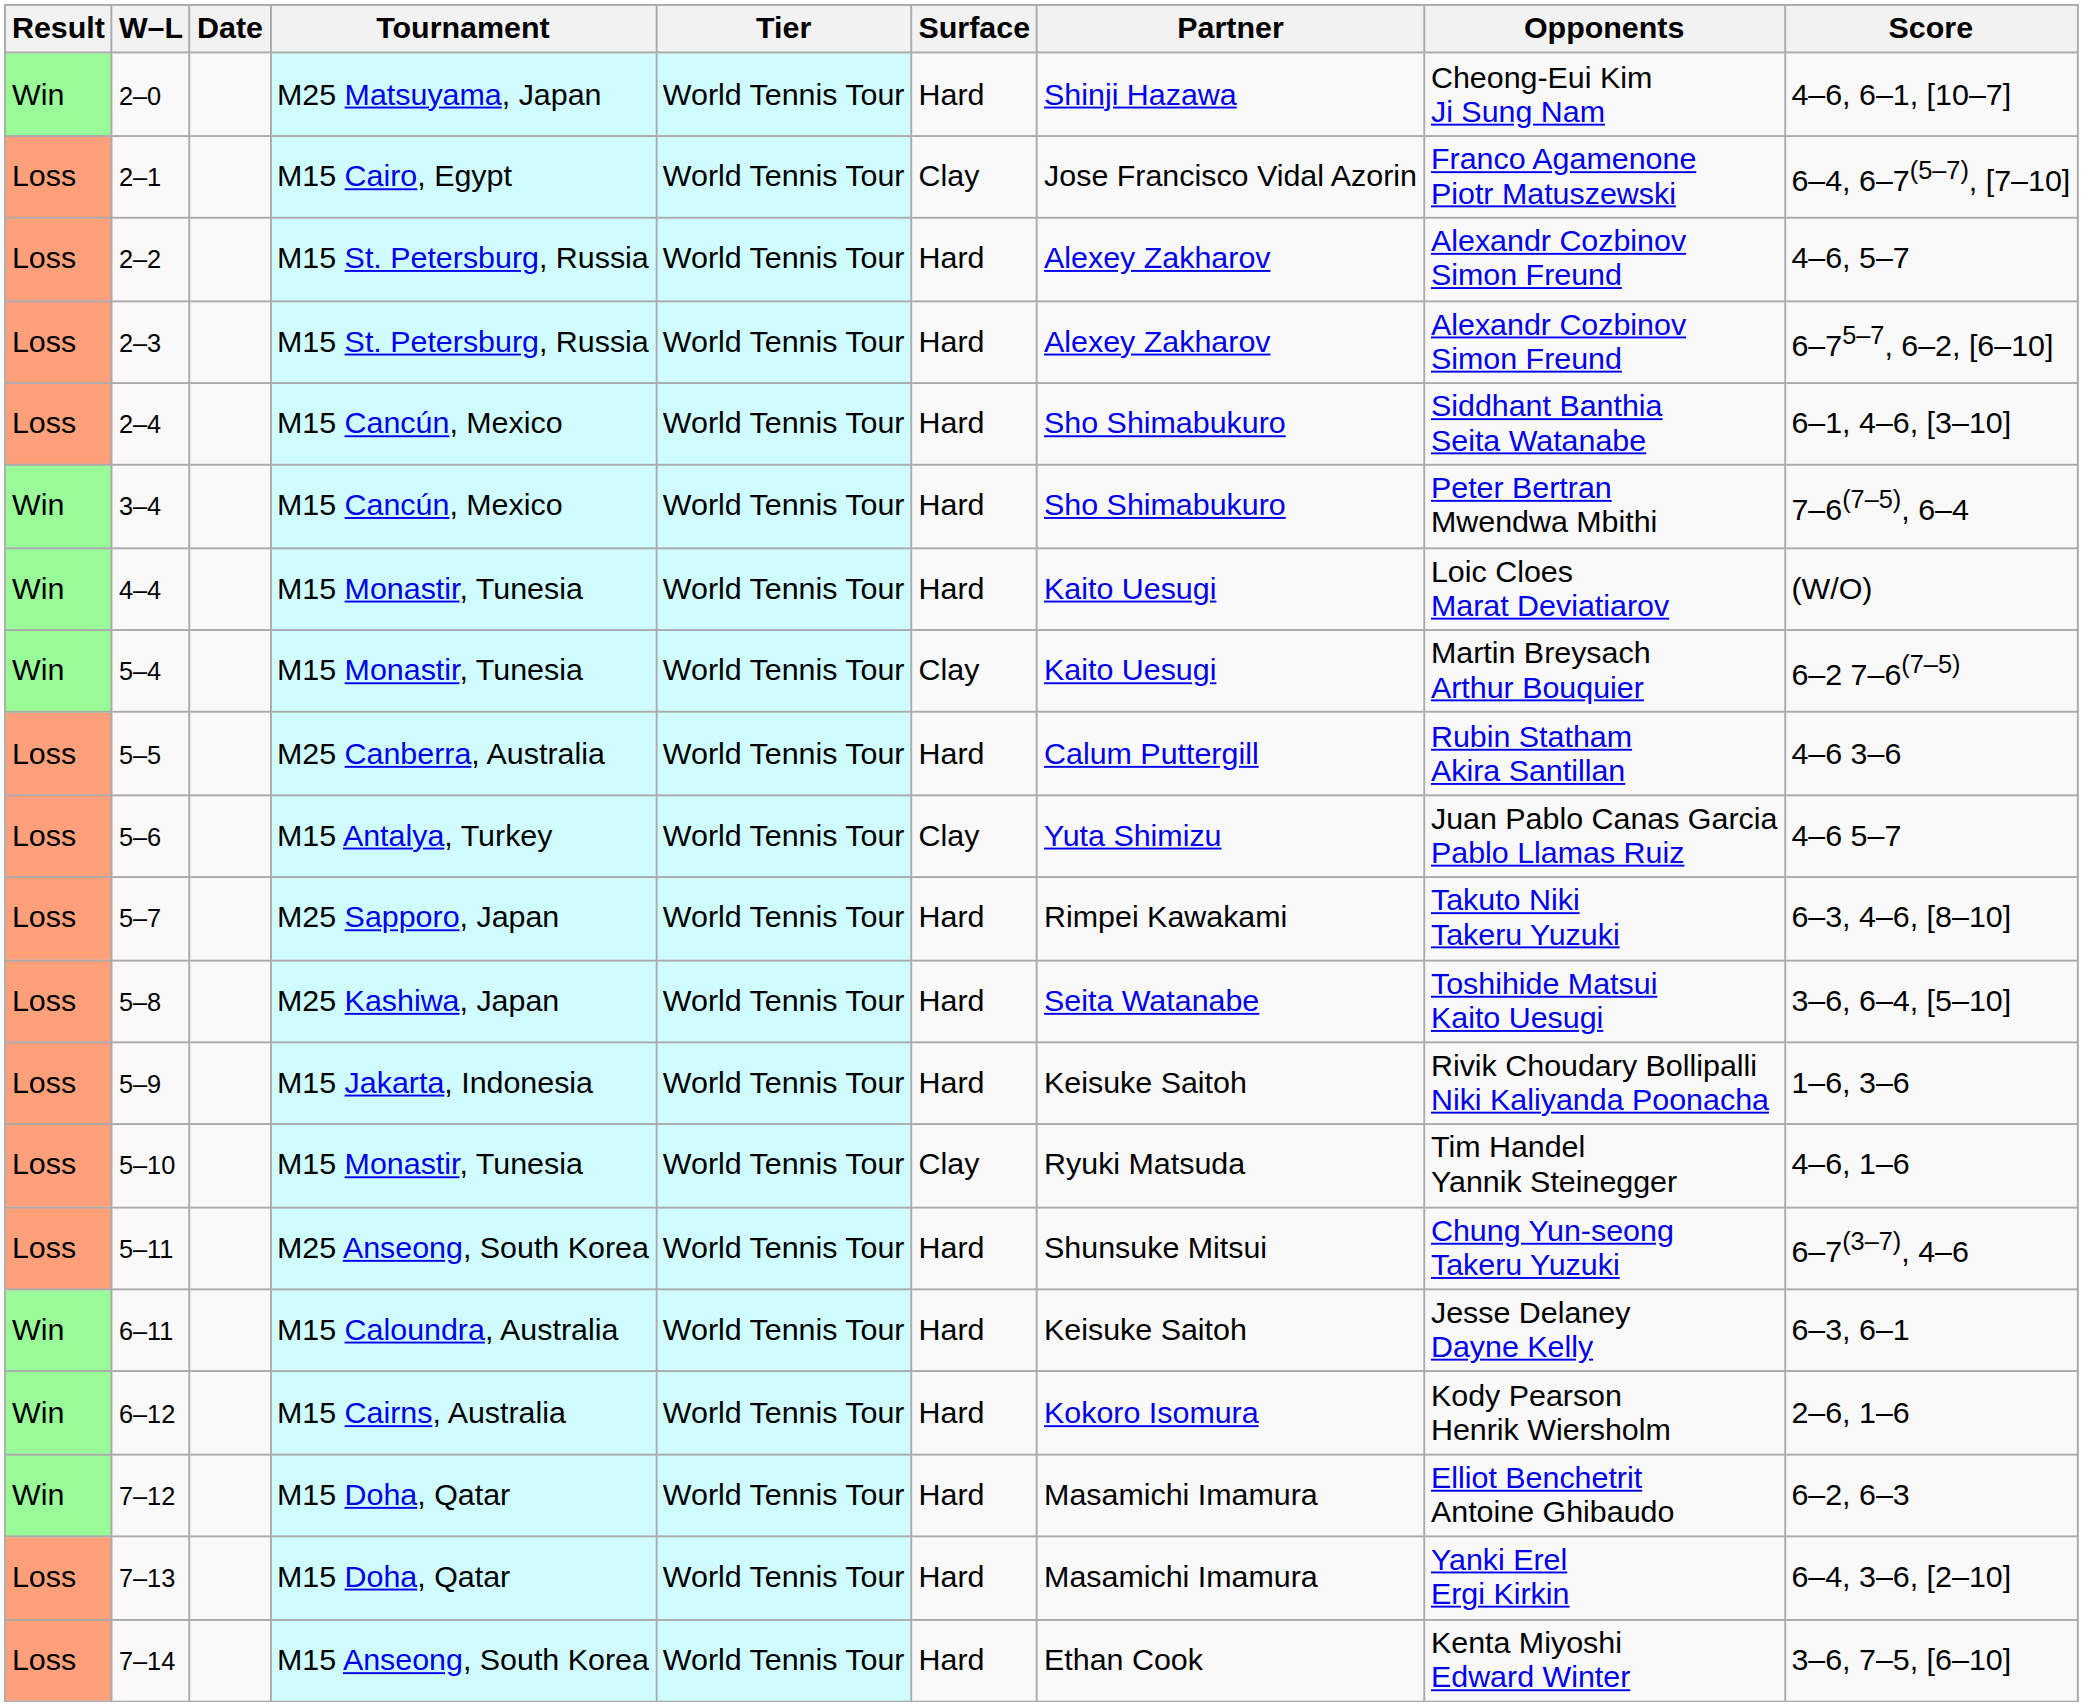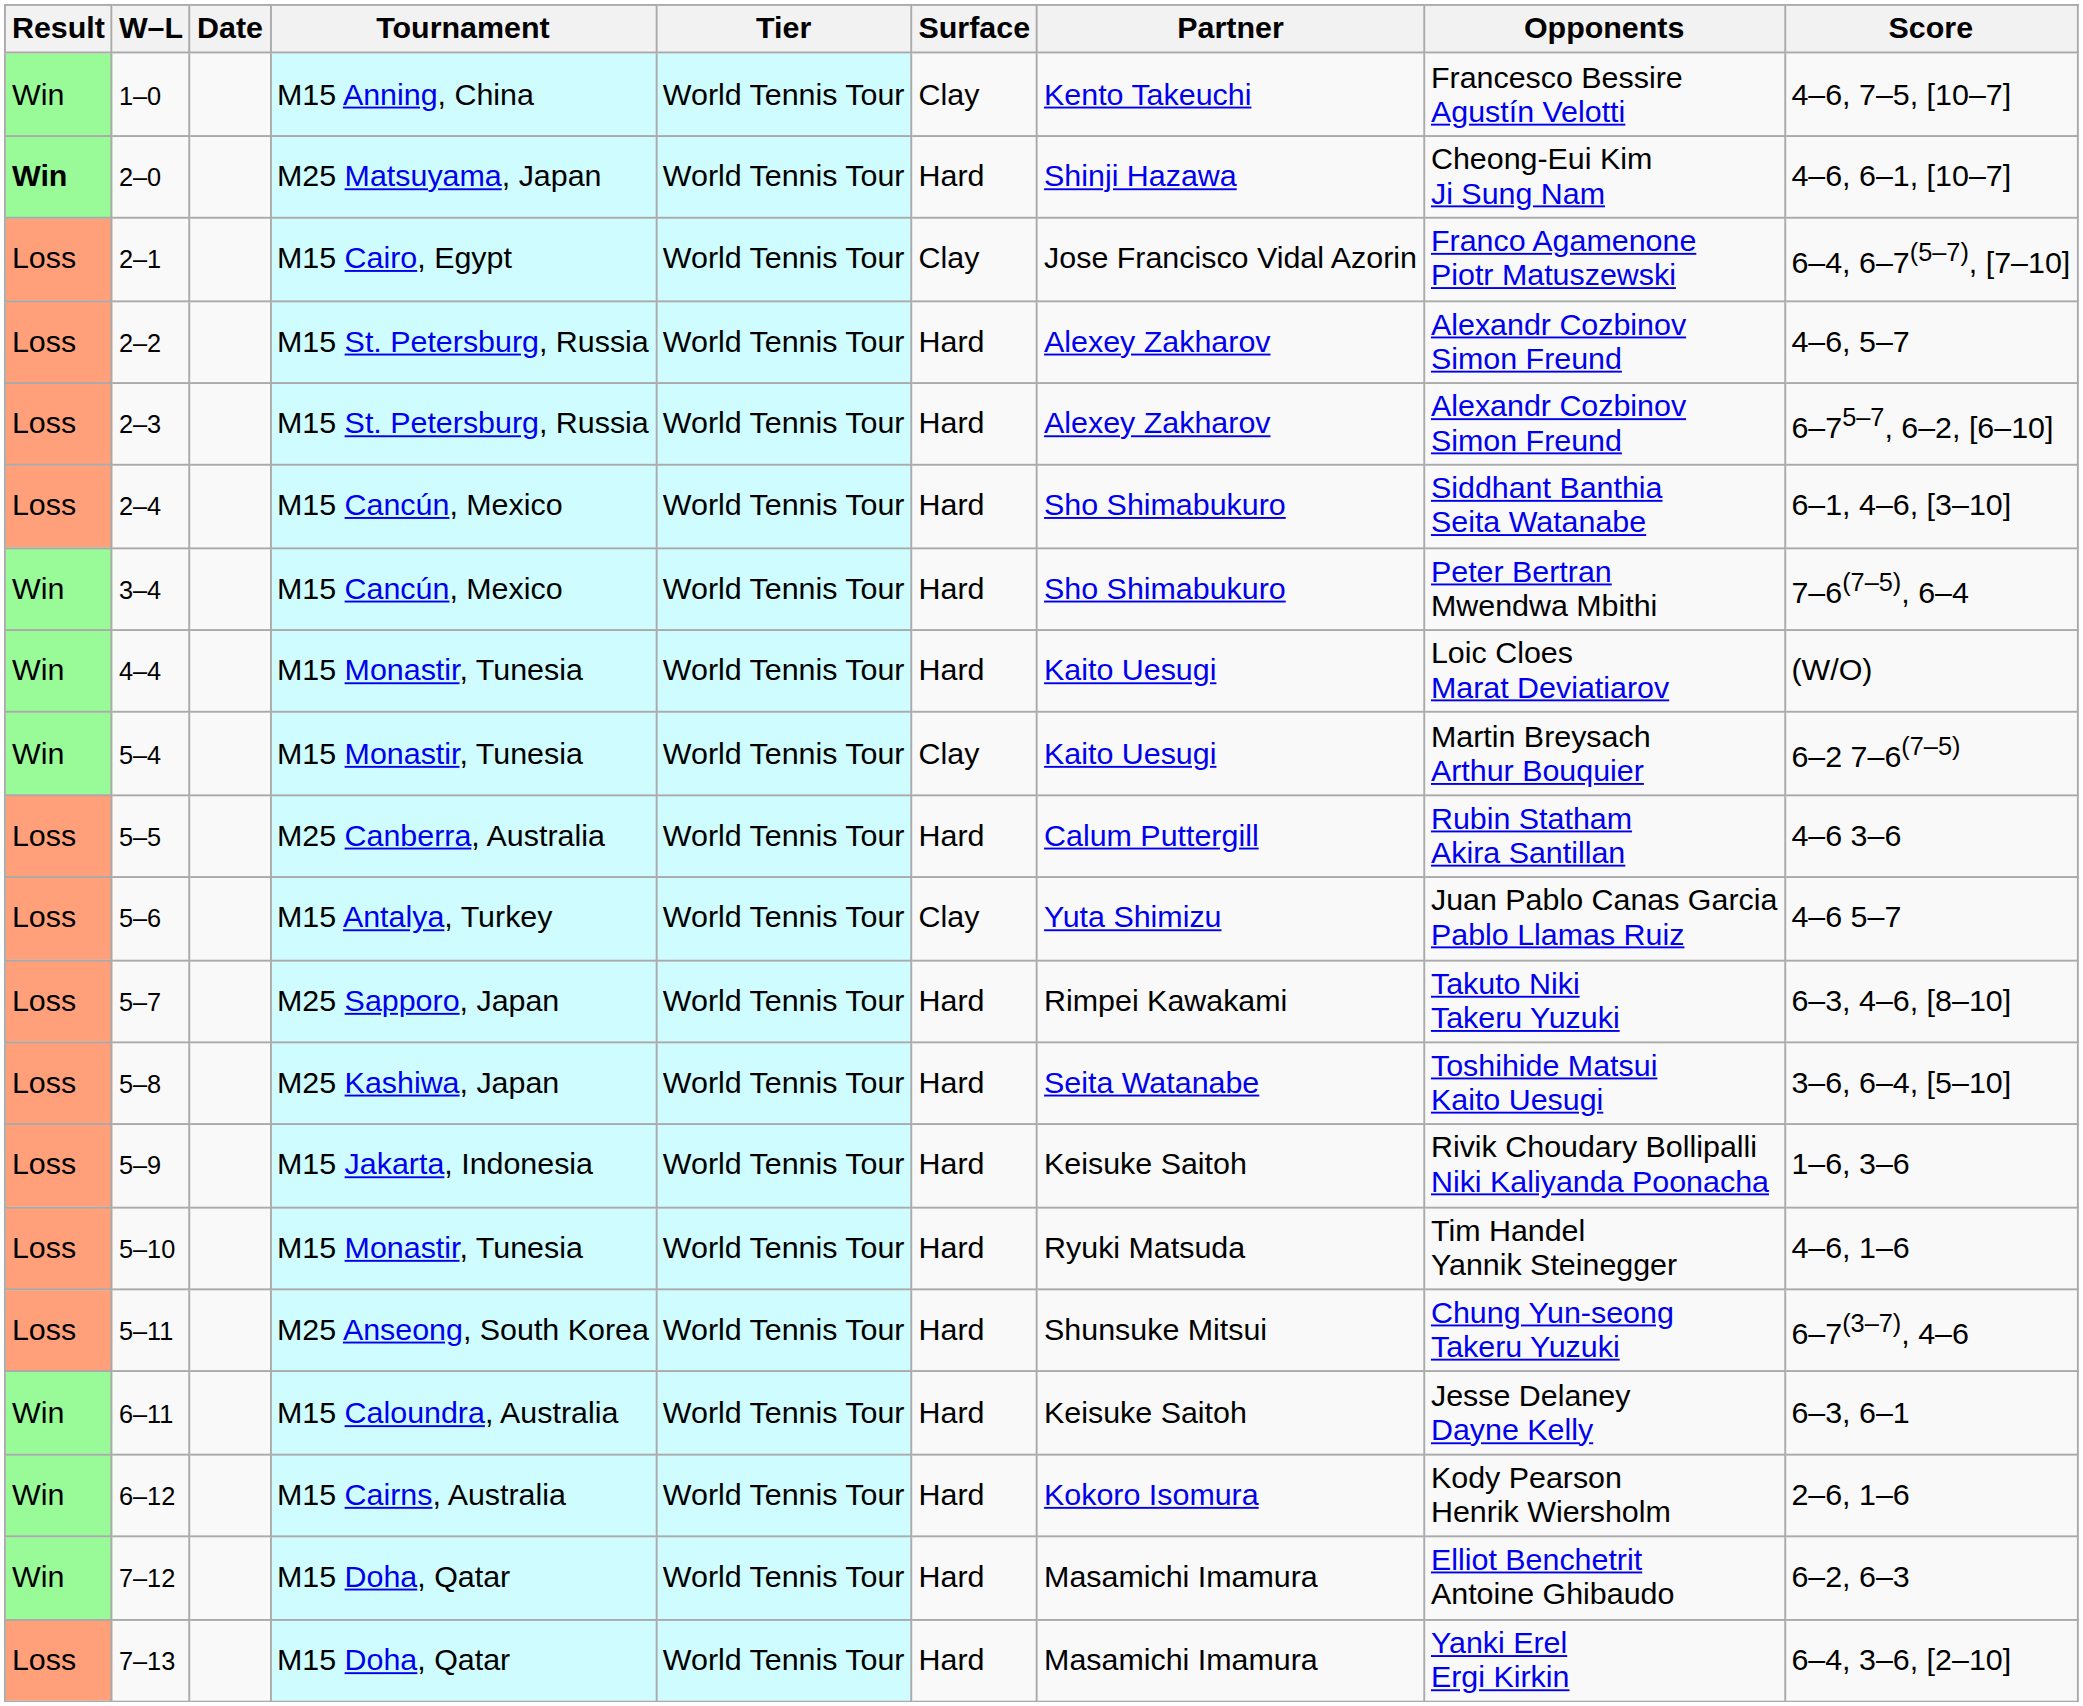+ row: (140, 95)
(38, 93) normal -> (40, 176) bold
(949, 1165) Clay -> (951, 1247) Hard
- row: (147, 1661)
